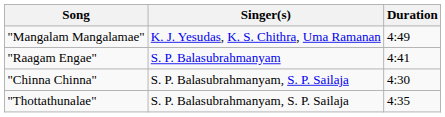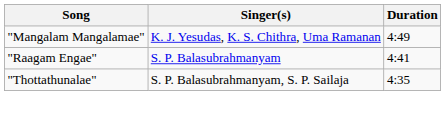- row: (52, 80)
